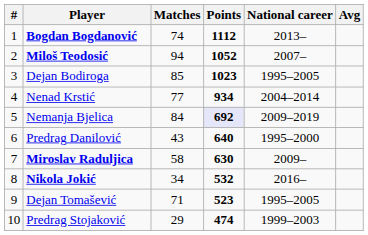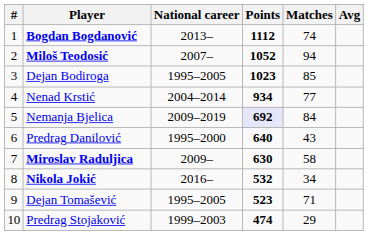columns swapped: (290, 14) <-> (177, 14)
